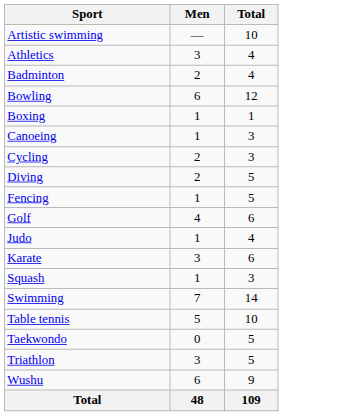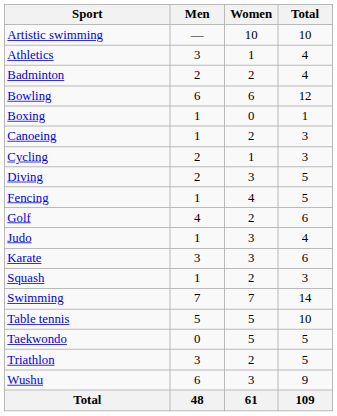+ column: (251, 14)
